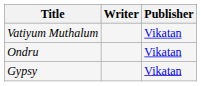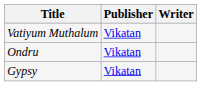columns swapped: (121, 14) <-> (169, 14)
